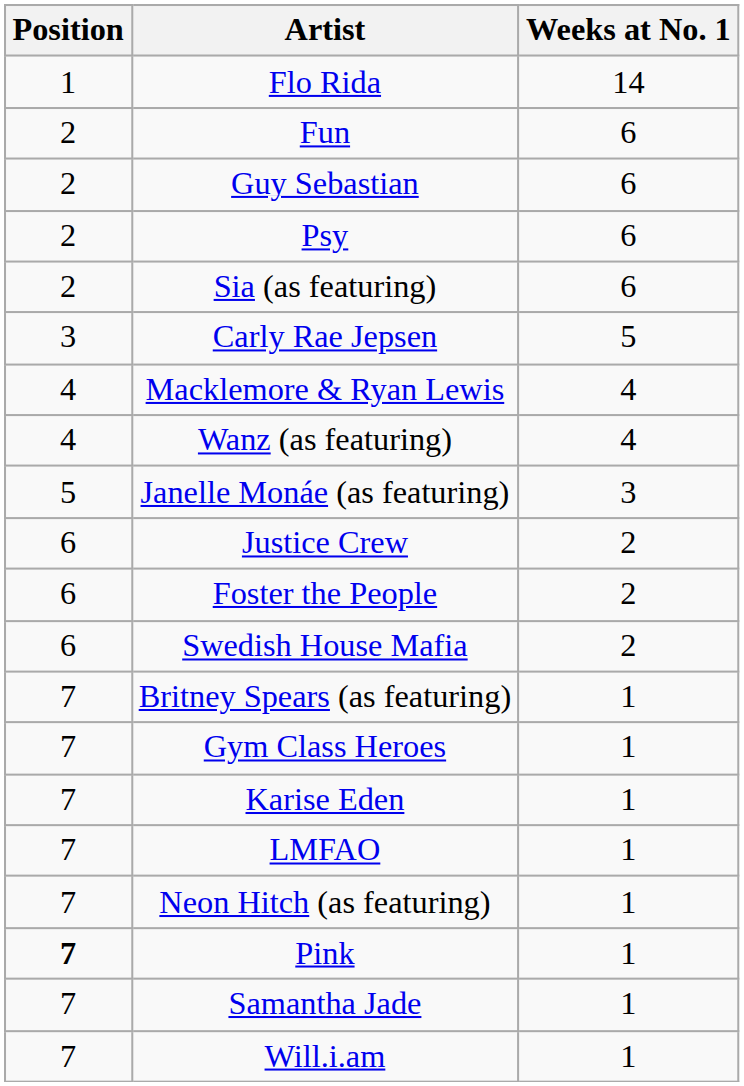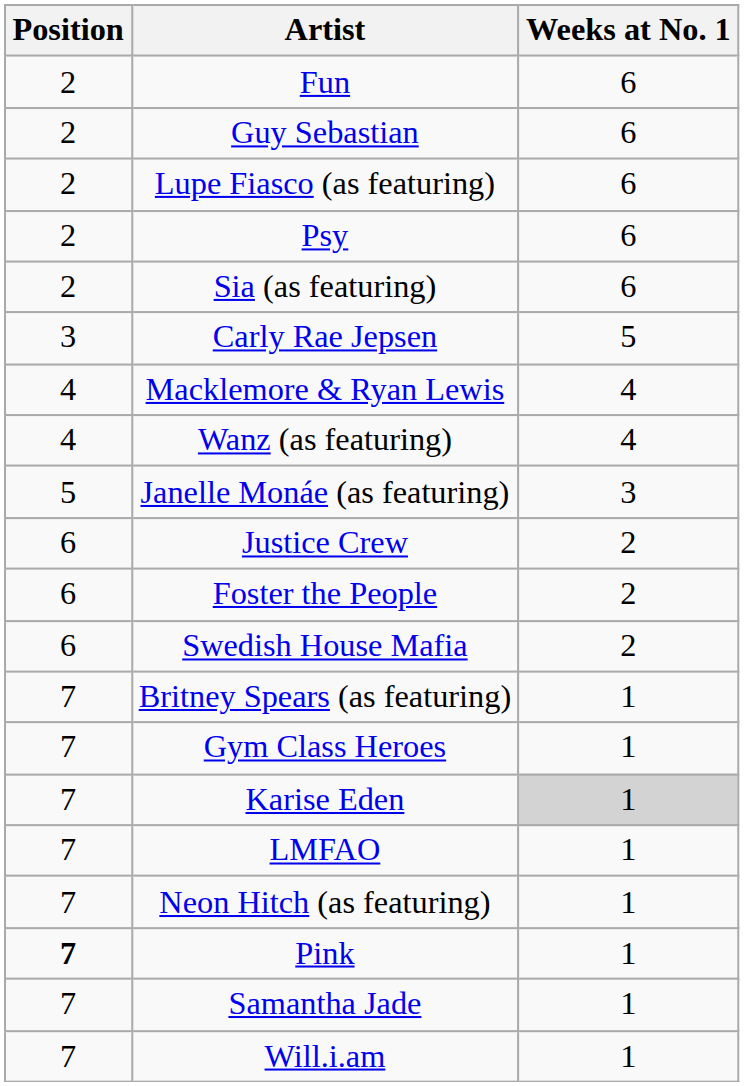- row: (325, 81)
+ row: (325, 183)
(628, 798) no background -> (628, 798) lightgrey background
